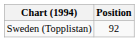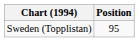(114, 28) 92 -> (114, 28) 95
